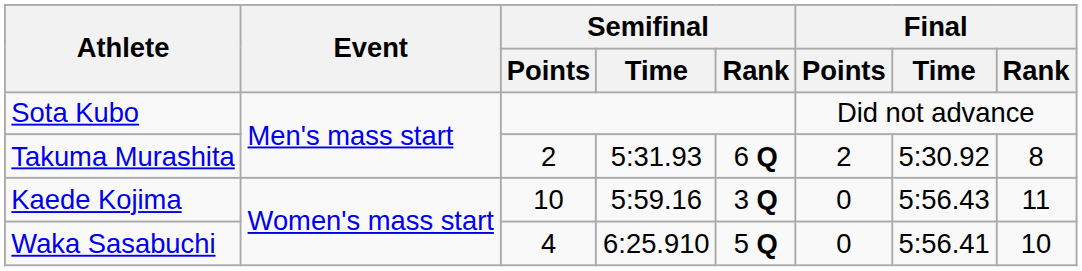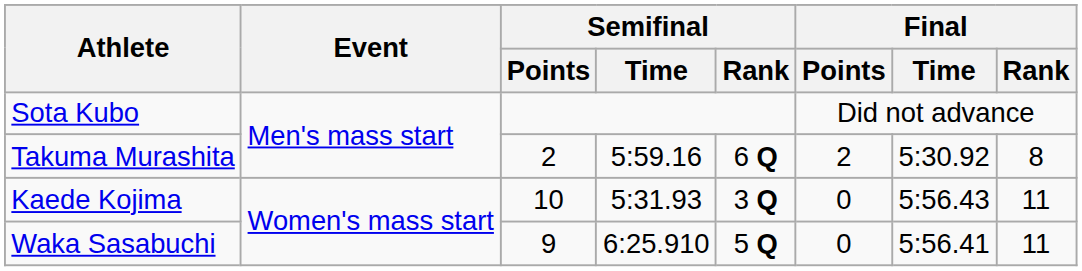(656, 157) 5:31.93 -> (656, 157) 5:59.16
(656, 200) 5:59.16 -> (656, 200) 5:31.93
(549, 243) 4 -> (549, 243) 9
(1036, 243) 10 -> (1036, 243) 11
